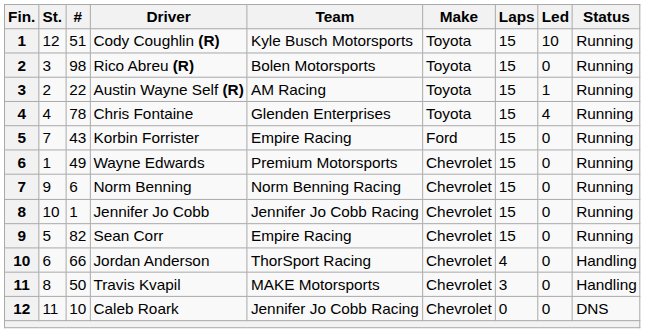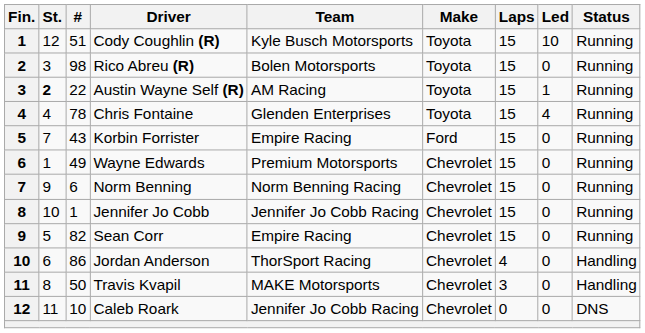(47, 90) normal -> (47, 90) bold
(78, 260) 66 -> (78, 260) 86
